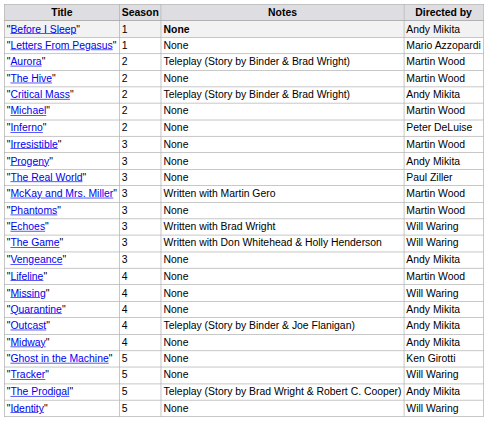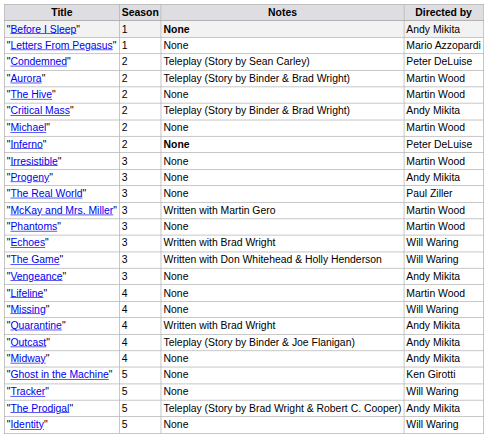+ row: (39, 62)
(176, 128) normal -> (177, 144) bold
(176, 309) None -> (219, 326) Written with Brad Wright
